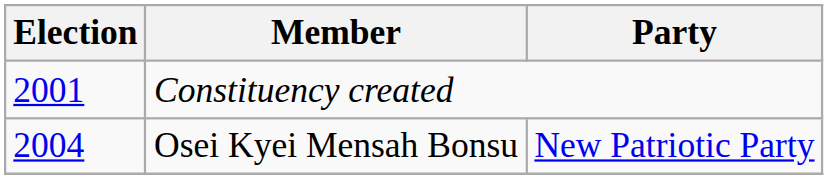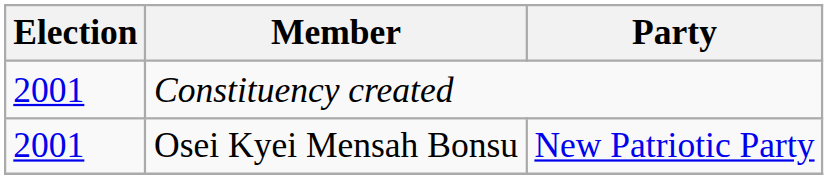(49, 145) 2004 -> (49, 145) 2001
